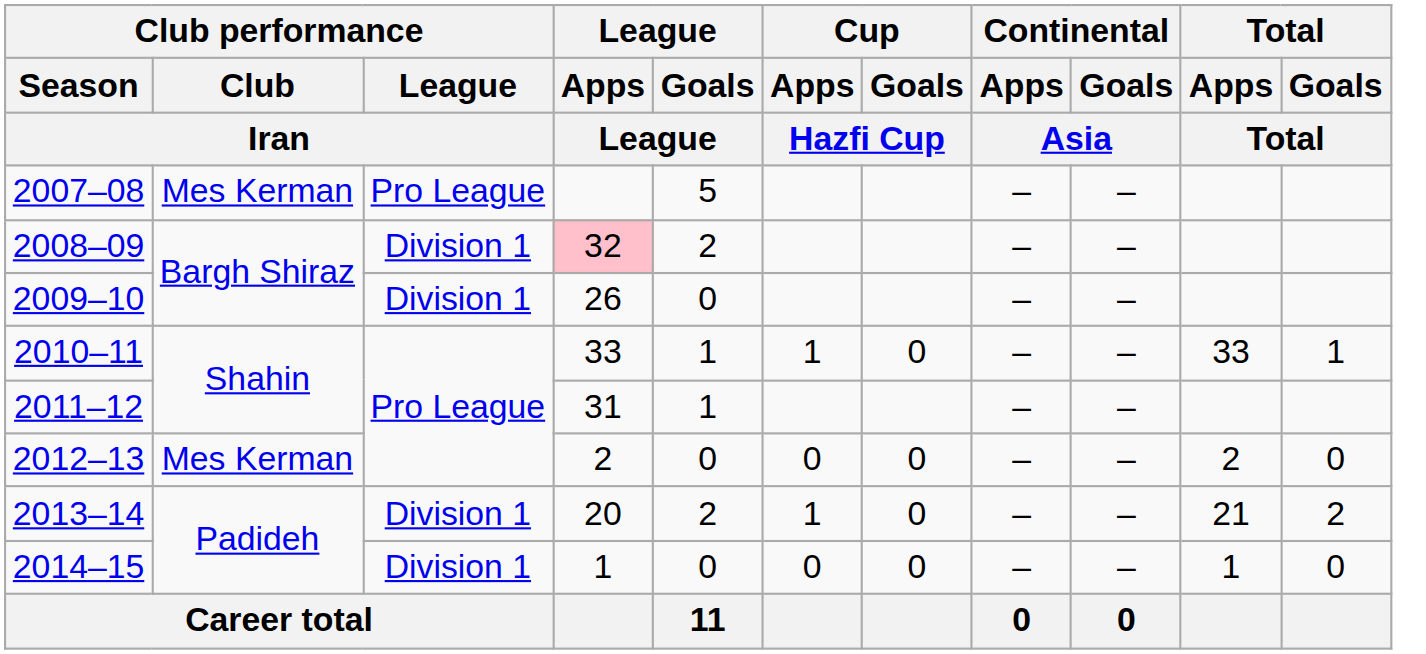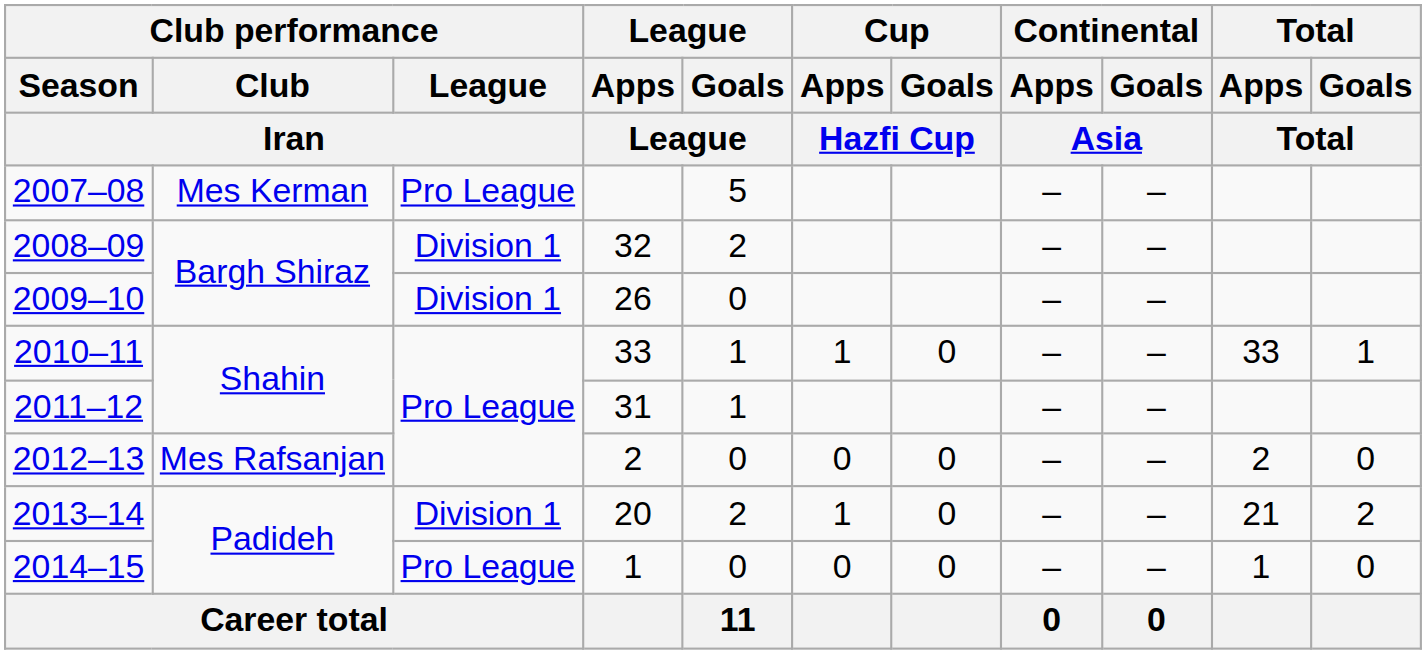(603, 245) pink background -> (633, 245) no background
(257, 459) Mes Kerman -> (272, 459) Mes Rafsanjan
(458, 566) Division 1 -> (488, 566) Pro League
